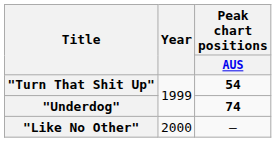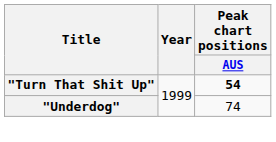(233, 106) bold -> (233, 106) normal
- row: (81, 127)
